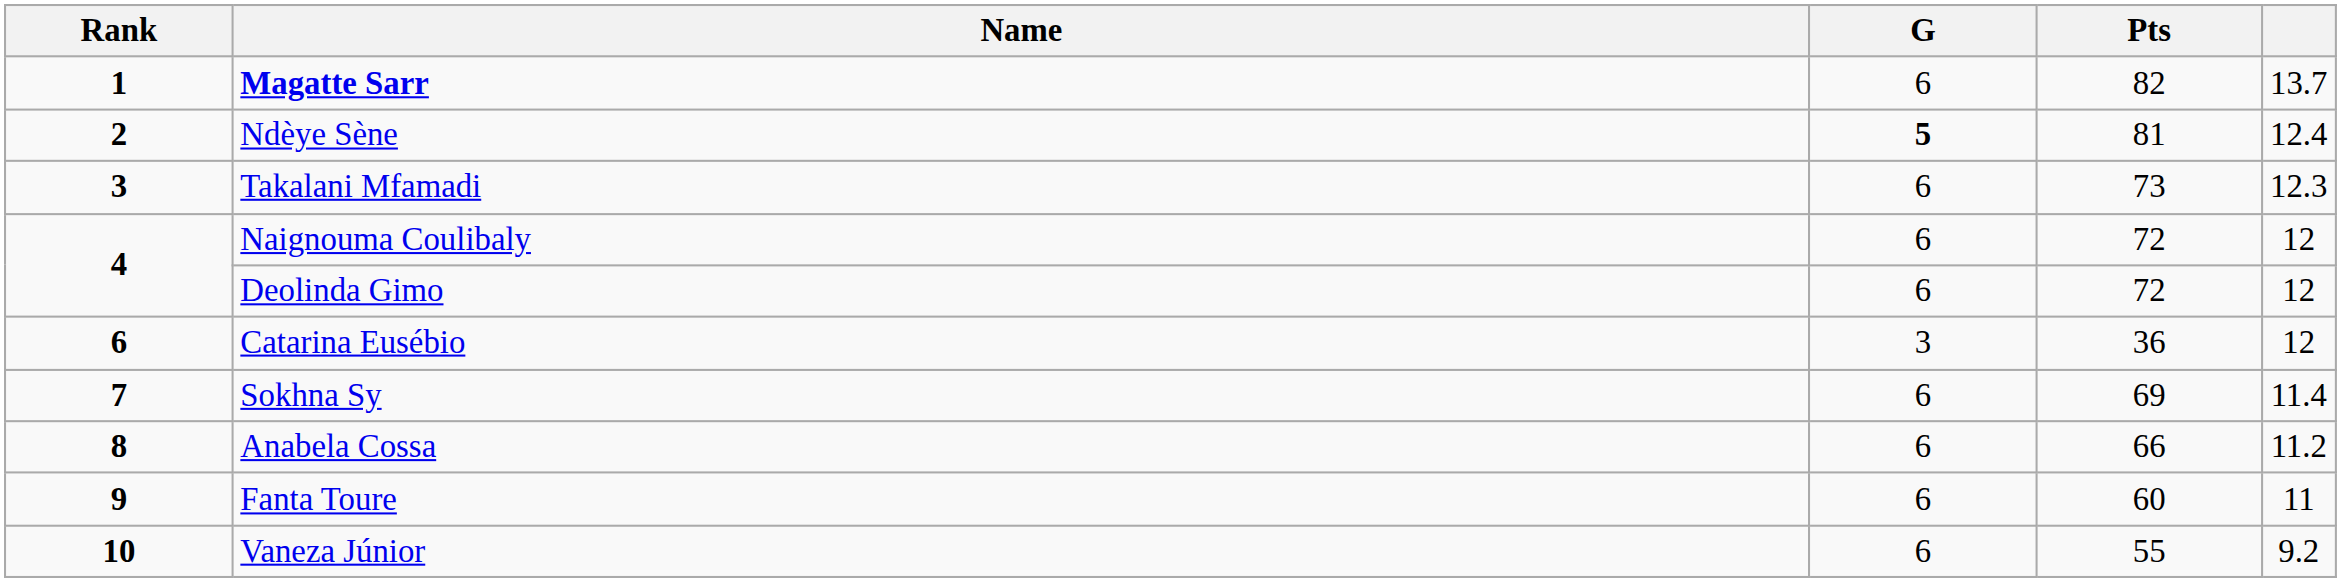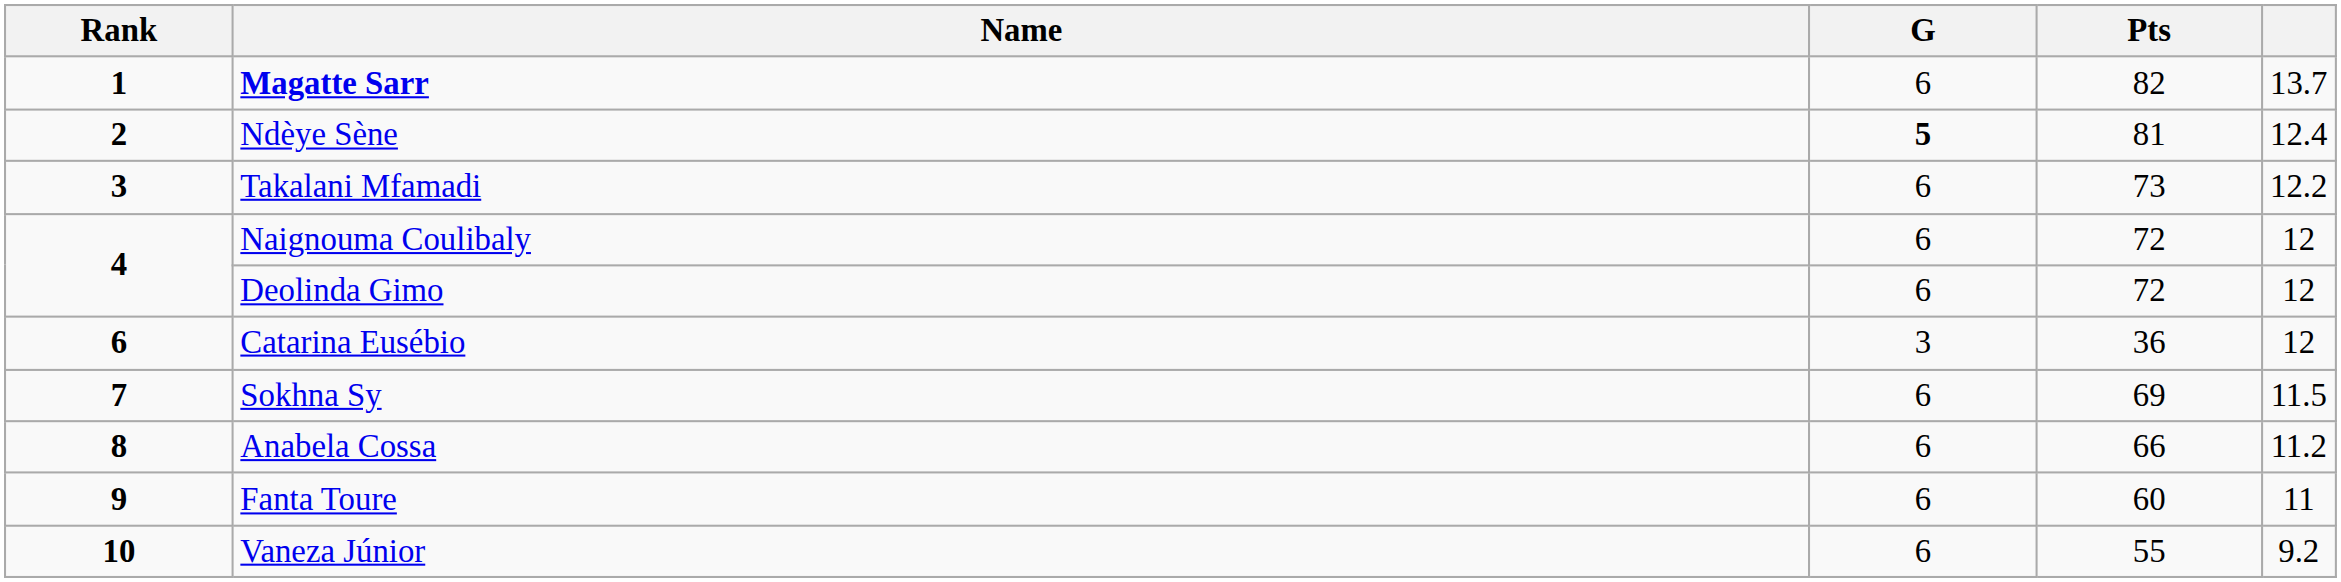(2299, 186) 12.3 -> (2299, 186) 12.2
(2299, 394) 11.4 -> (2299, 394) 11.5
